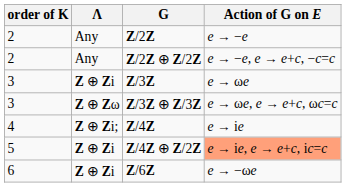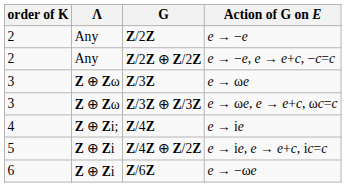(95, 81) Z ⊕ Zi -> (97, 81) Z ⊕ Zω
(267, 148) lightsalmon background -> (267, 148) no background
